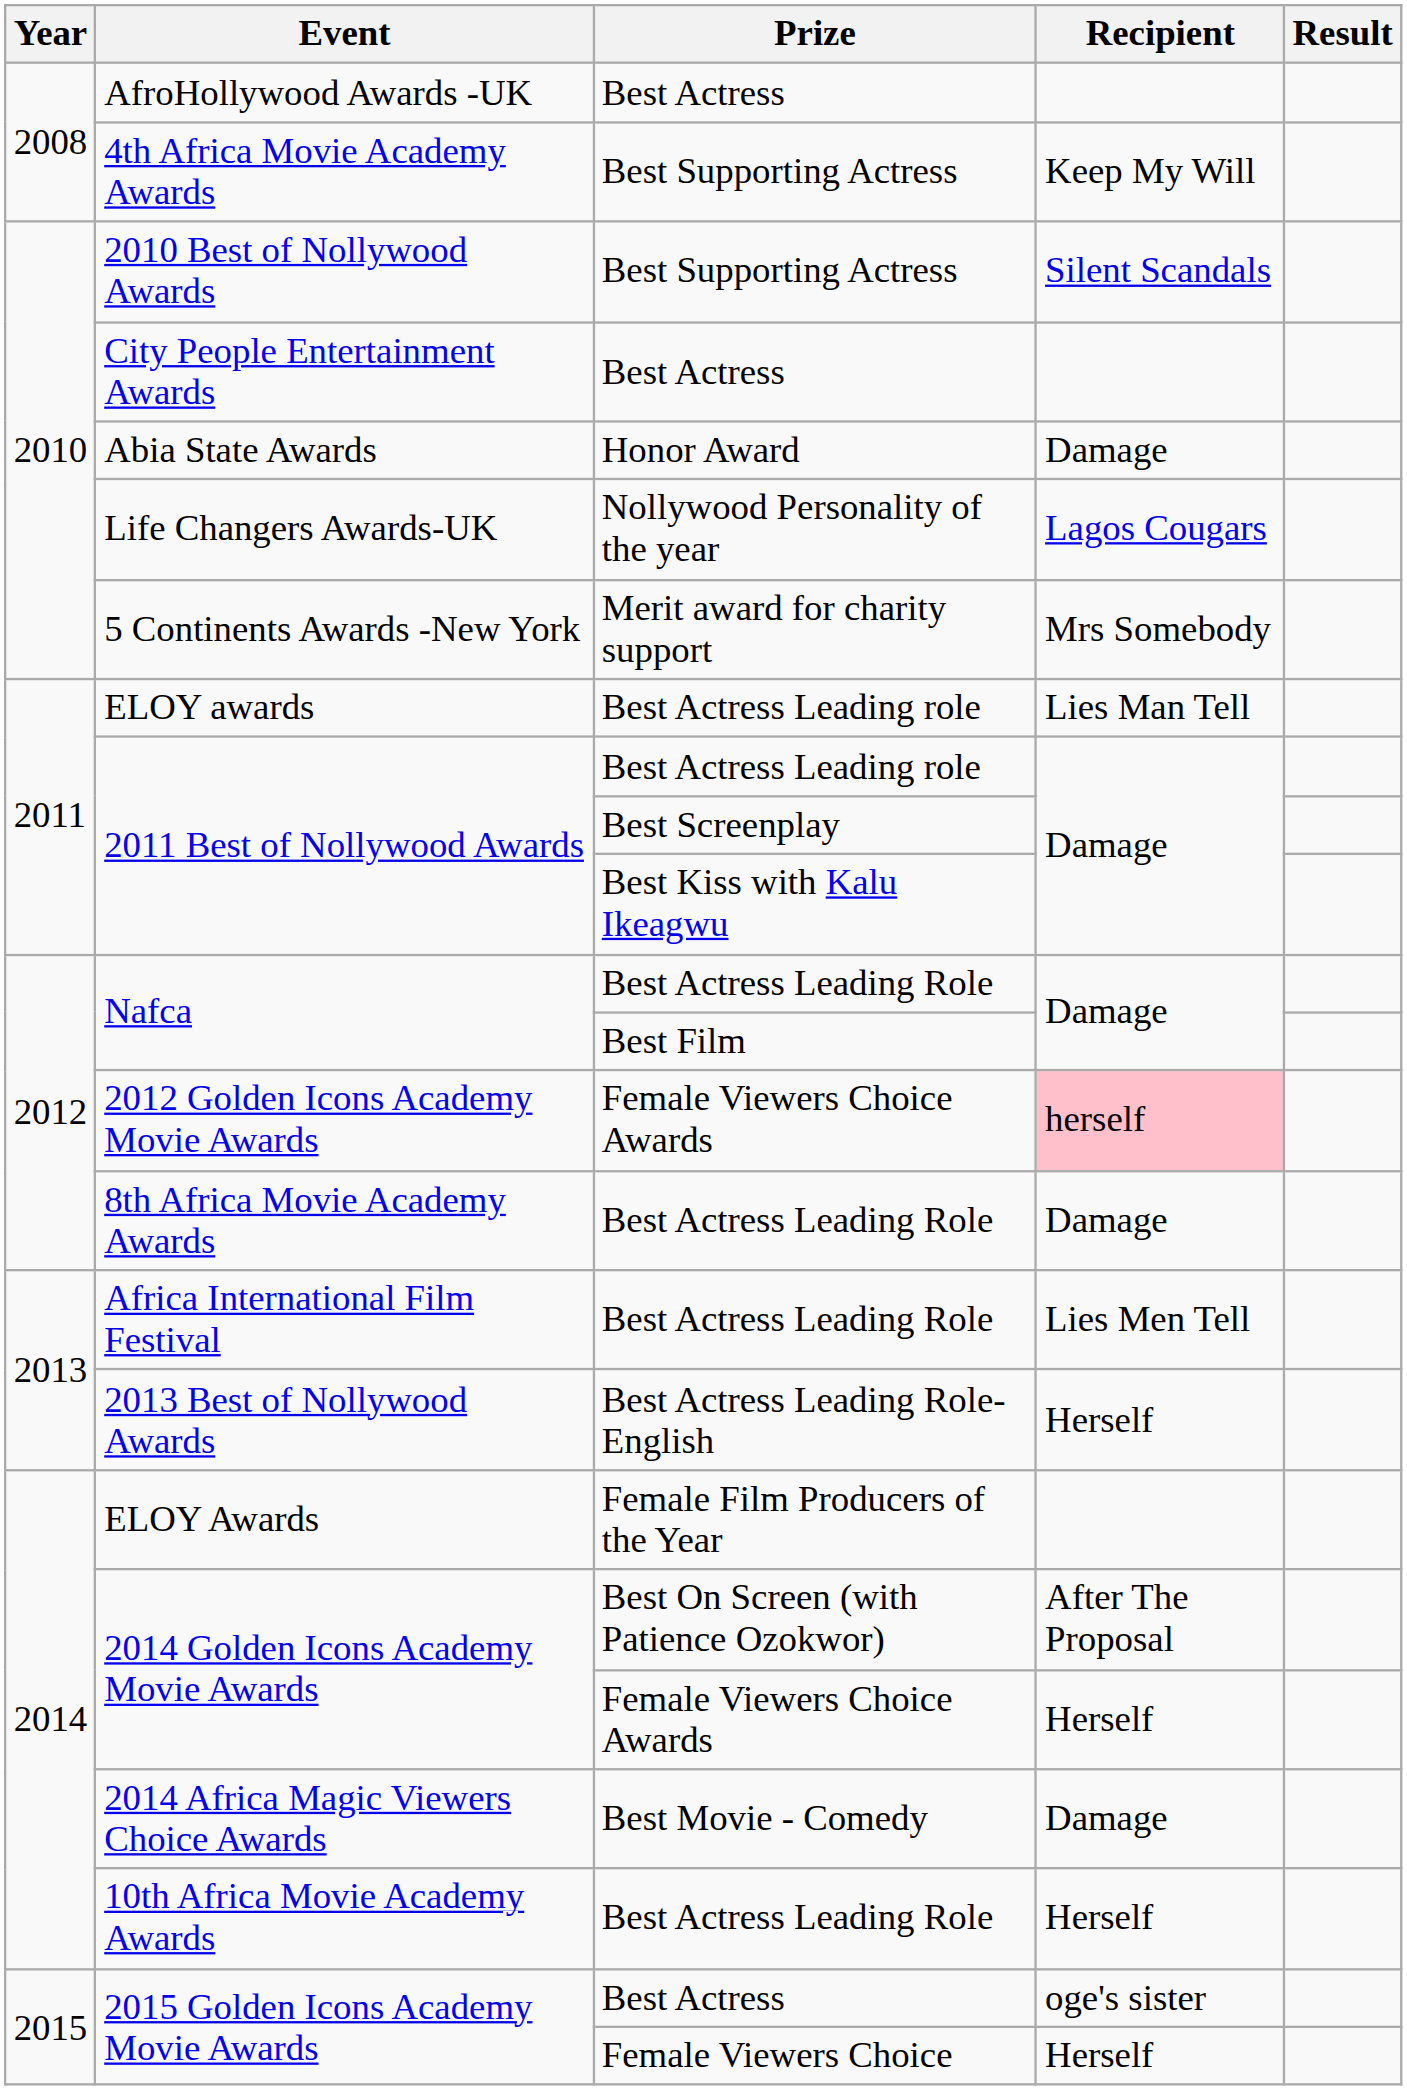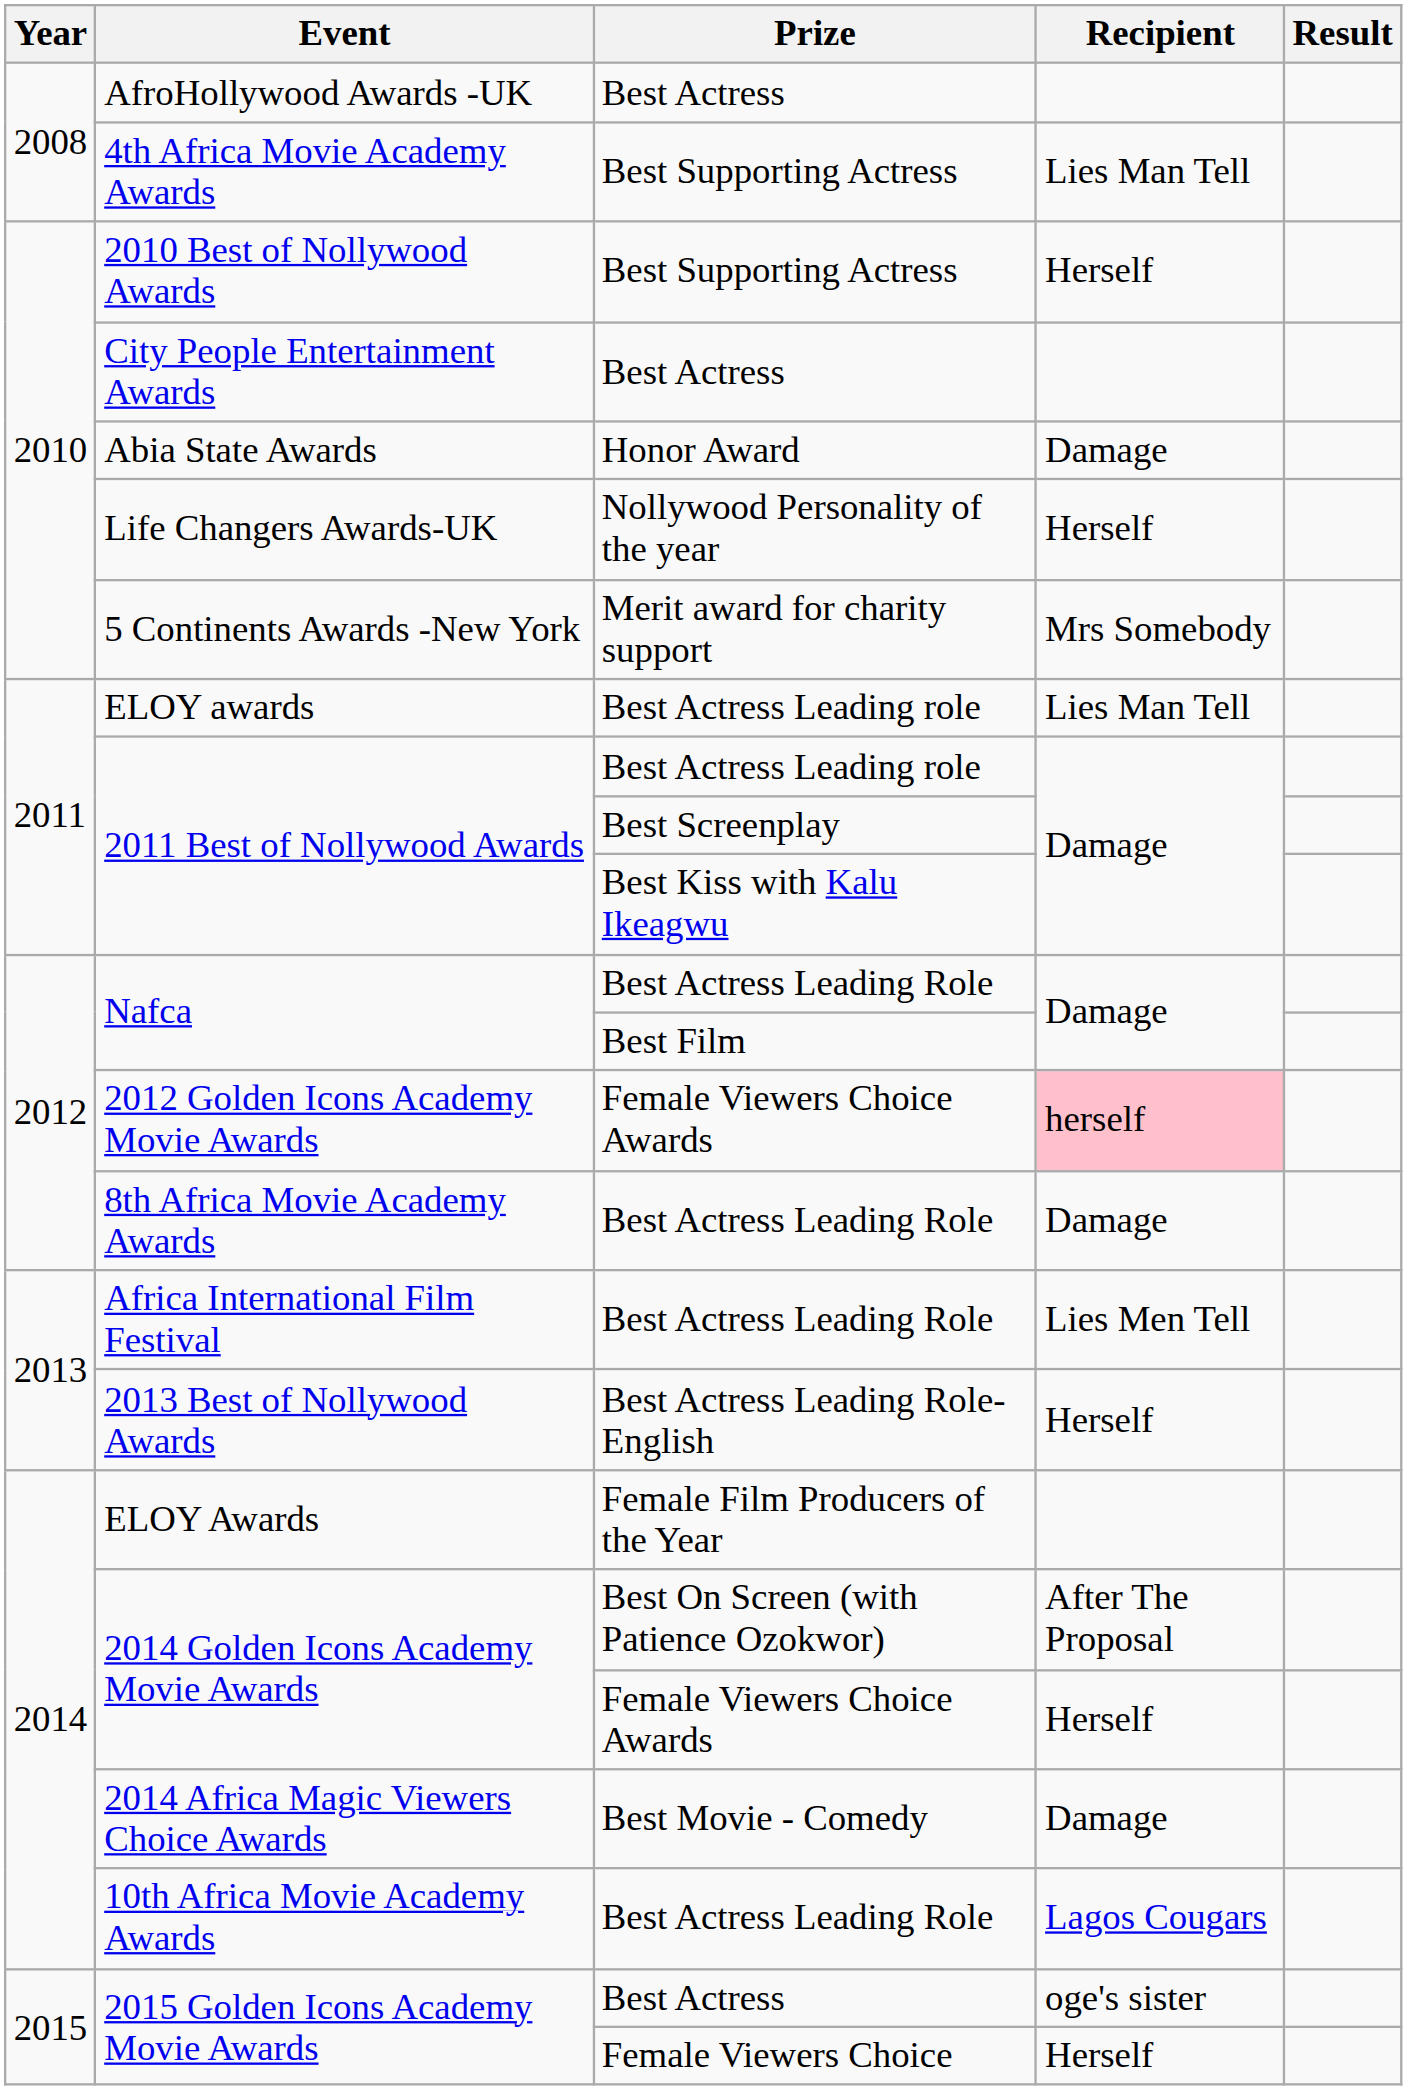(1150, 171) Keep My Will -> (1148, 171) Lies Man Tell
(1158, 270) Silent Scandals -> (1099, 270) Herself
(1156, 528) Lagos Cougars -> (1099, 528) Herself
(1099, 1917) Herself -> (1156, 1917) Lagos Cougars
